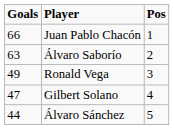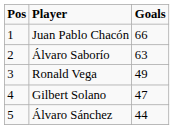columns swapped: (156, 14) <-> (23, 14)
